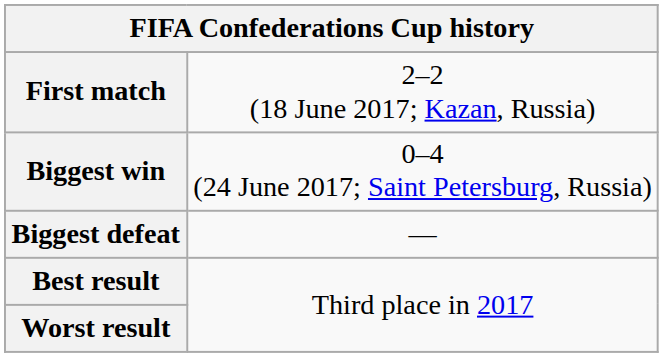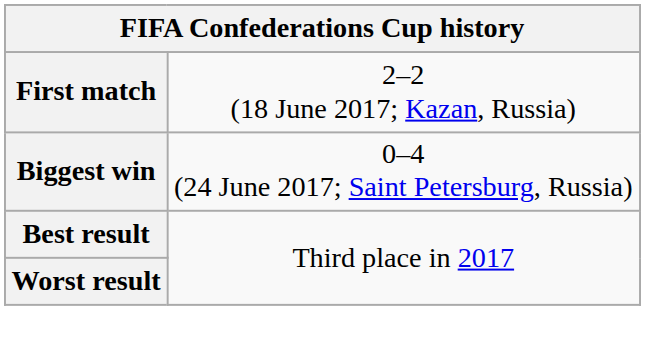- row: (96, 234)
